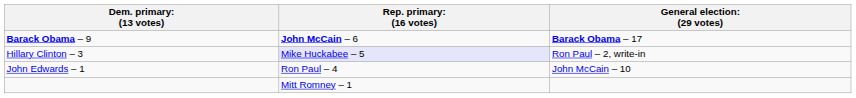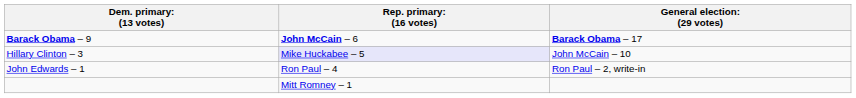(599, 54) Ron Paul – 2, write-in -> (591, 54) John McCain – 10
(591, 69) John McCain – 10 -> (599, 69) Ron Paul – 2, write-in
